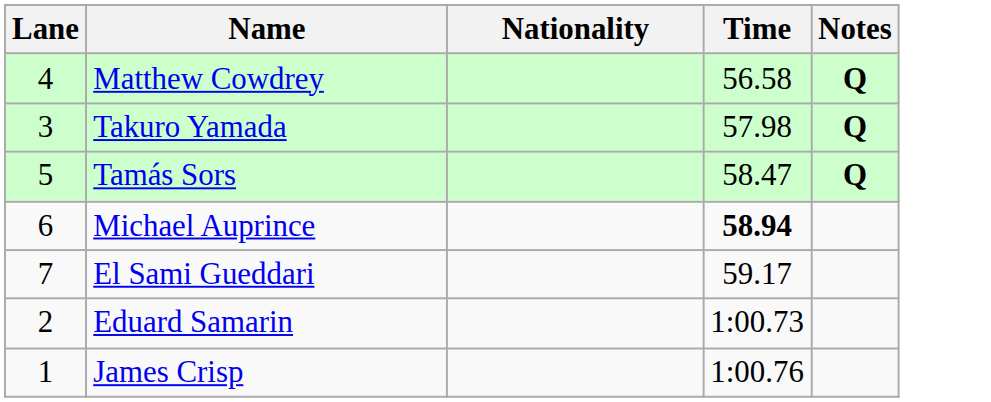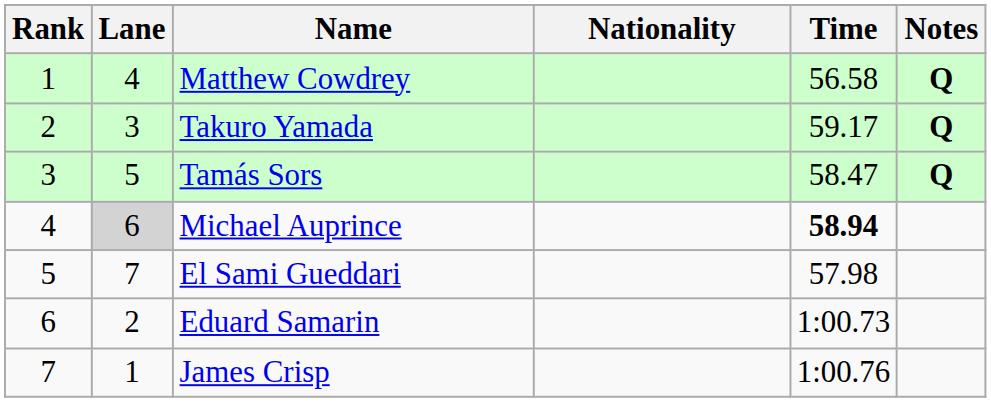+ column: (48, 28)
(757, 126) 57.98 -> (843, 126) 59.17
(46, 224) no background -> (132, 224) lightgrey background
(757, 273) 59.17 -> (843, 273) 57.98
